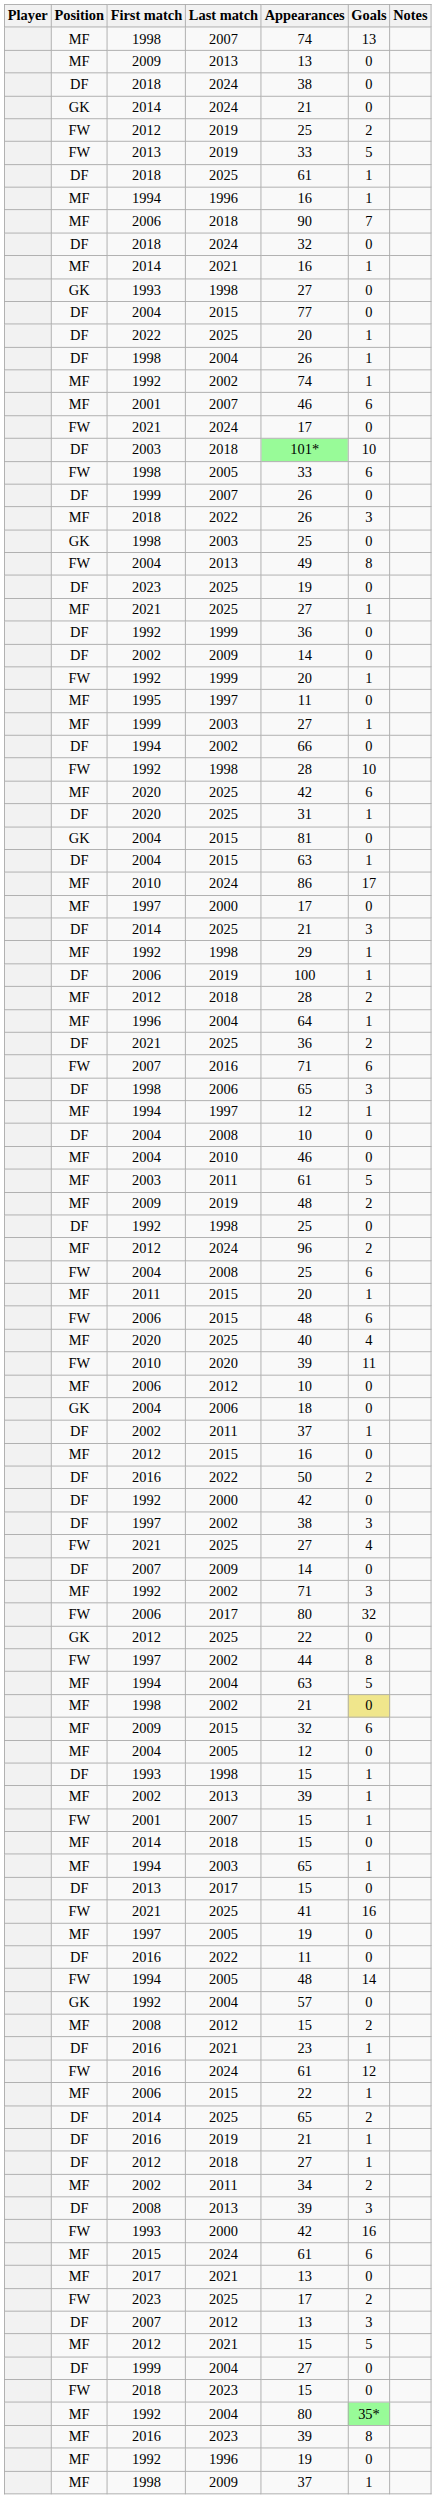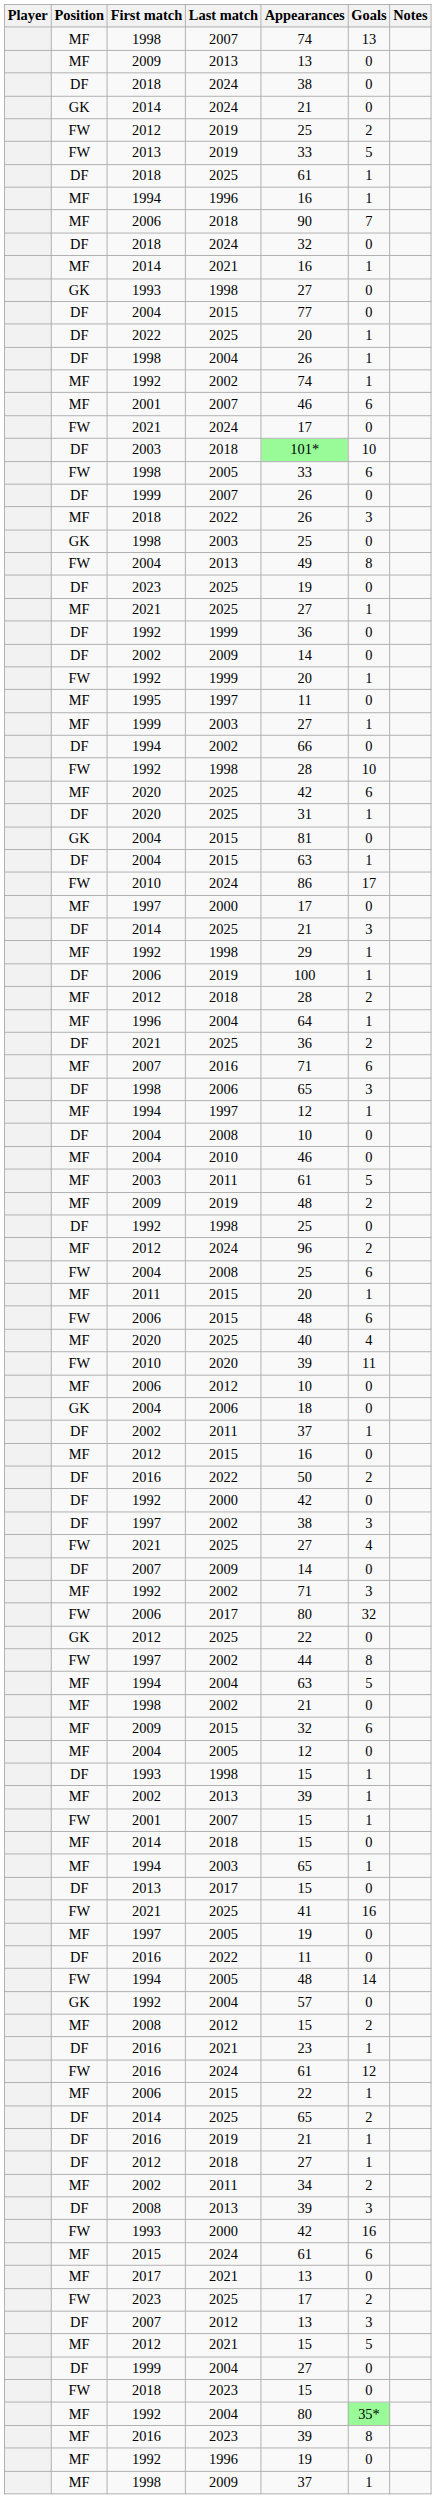(79, 883) MF -> (79, 883) FW
(79, 1066) FW -> (79, 1066) MF
(369, 1705) khaki background -> (369, 1705) no background
